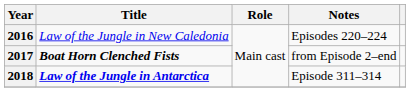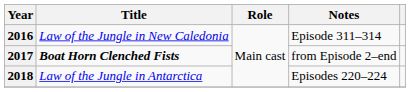(339, 35) Episodes 220–224 -> (336, 35) Episode 311–314
(124, 76) bold -> (121, 76) normal
(336, 76) Episode 311–314 -> (339, 76) Episodes 220–224
